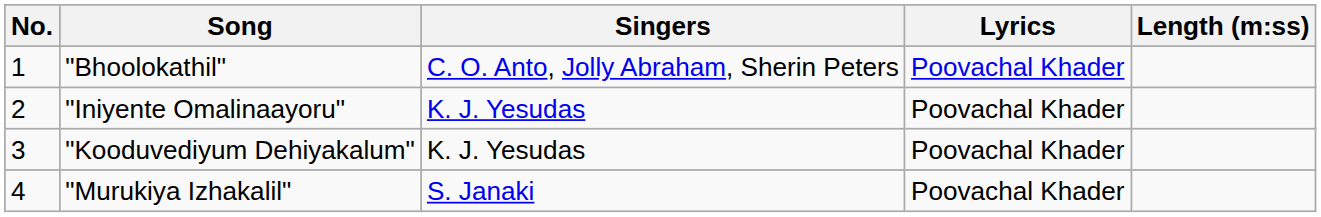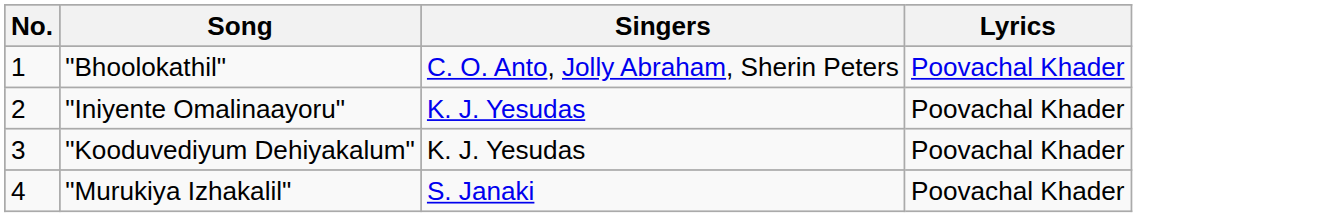- column: (1223, 26)
